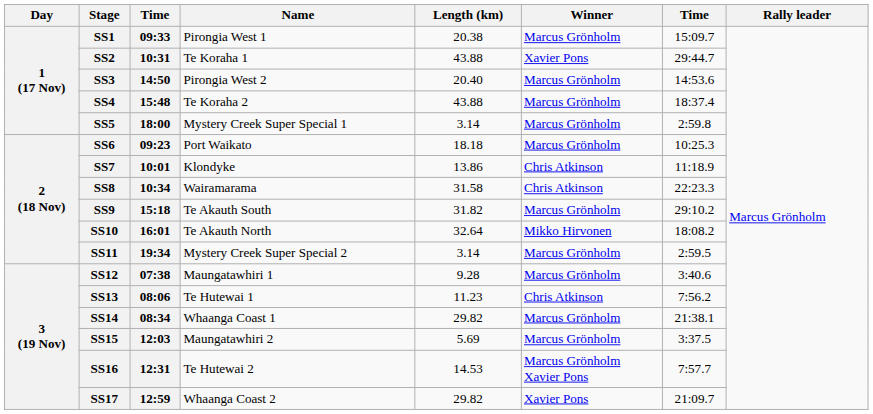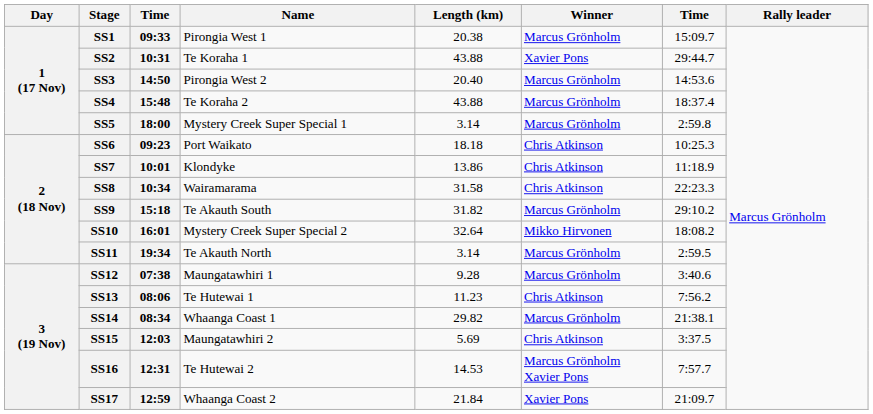(572, 145) Marcus Grönholm -> (563, 145) Chris Atkinson
(227, 231) Te Akauth North -> (265, 231) Mystery Creek Super Special 2
(265, 253) Mystery Creek Super Special 2 -> (227, 253) Te Akauth North
(572, 339) Marcus Grönholm -> (563, 339) Chris Atkinson
(468, 398) 29.82 -> (468, 398) 21.84
